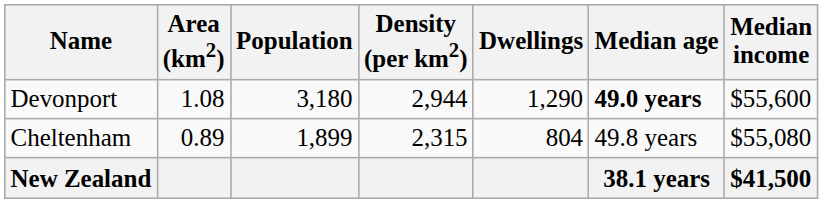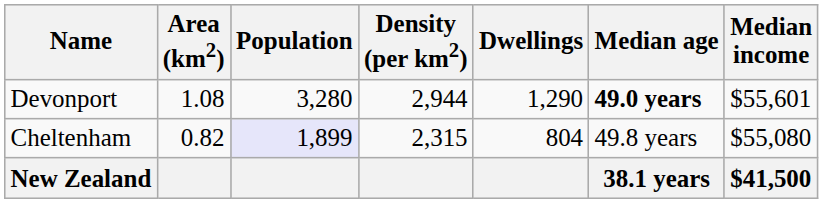(324, 98) 3,180 -> (324, 98) 3,280
(771, 98) $55,600 -> (771, 98) $55,601
(203, 138) 0.89 -> (203, 138) 0.82
(324, 138) no background -> (324, 138) lavender background
